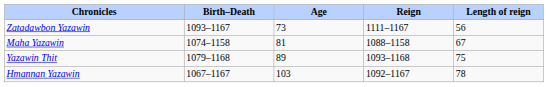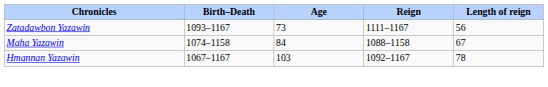(281, 43) 81 -> (281, 43) 84
- row: (32, 58)
